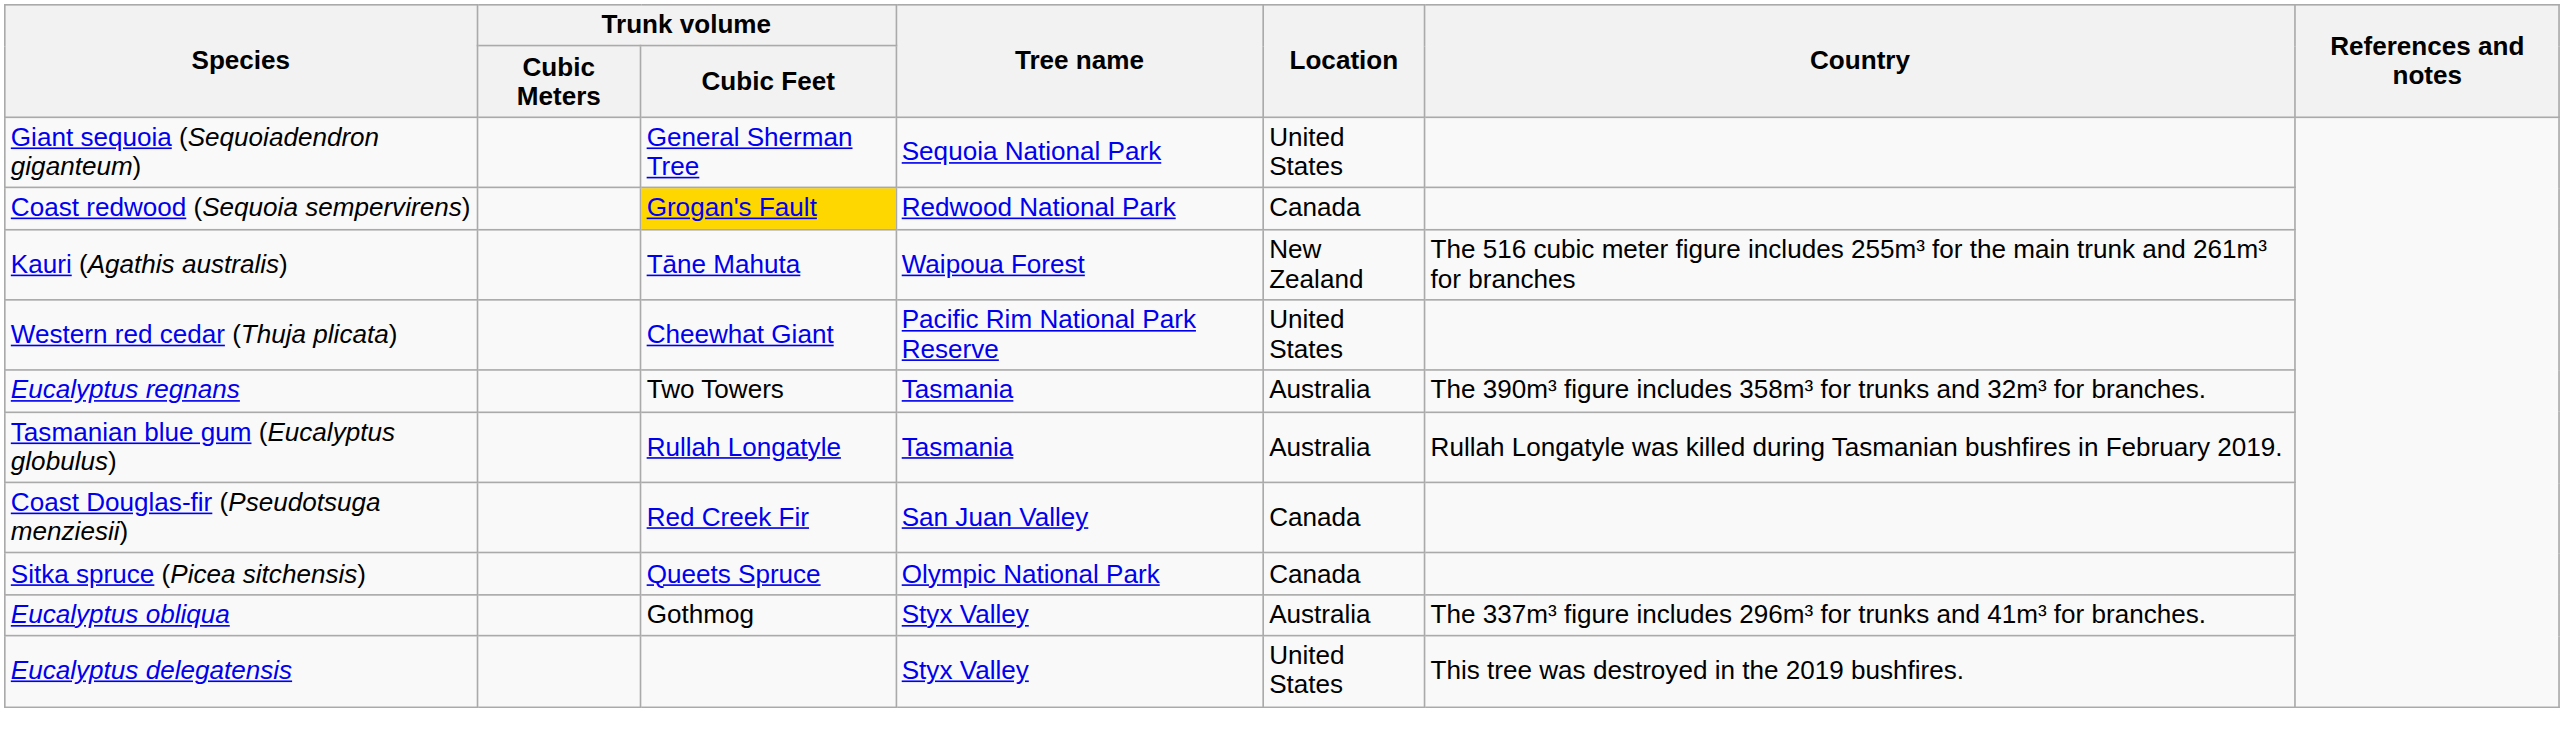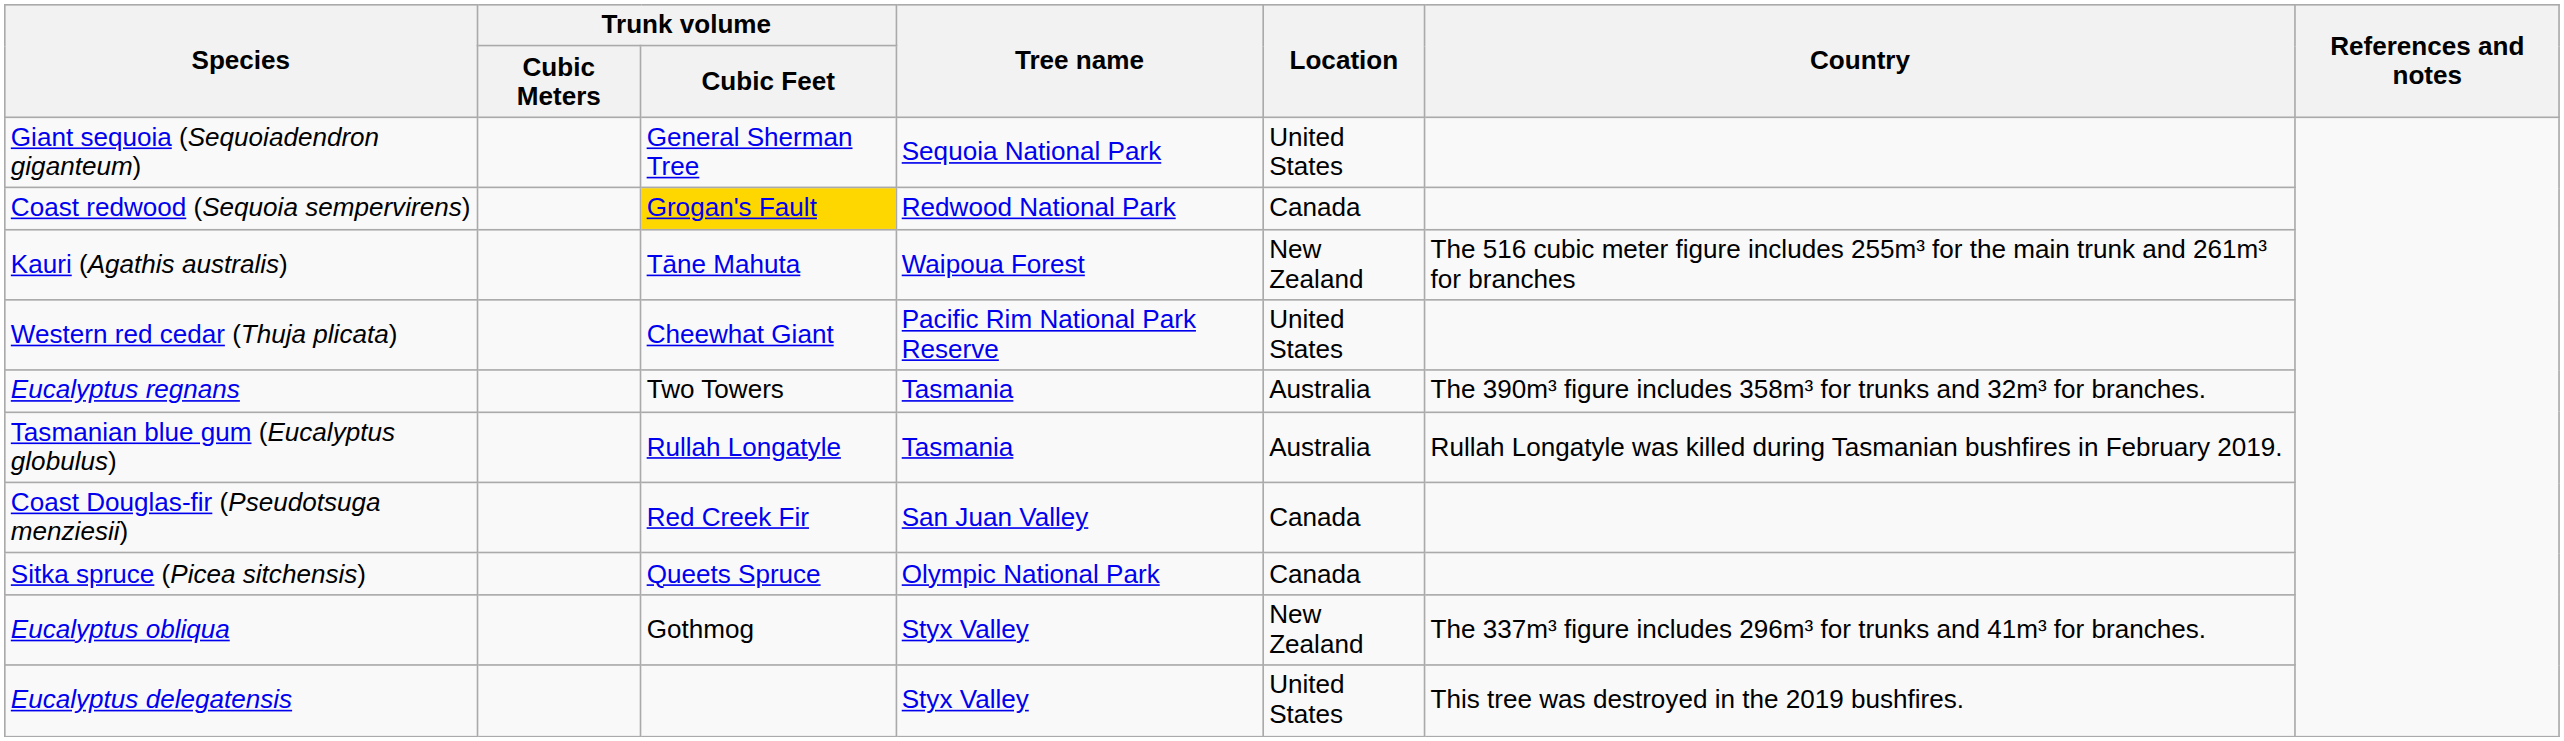(1320, 614) Australia -> (1316, 629) New Zealand
